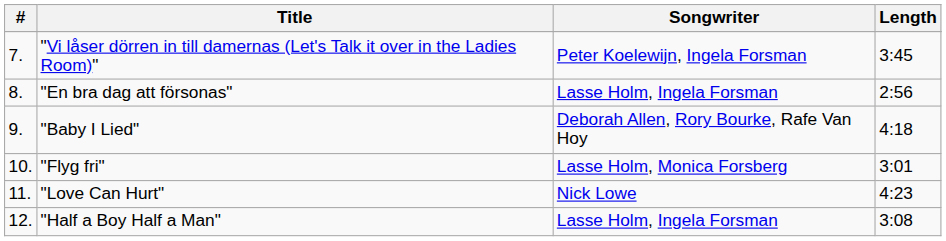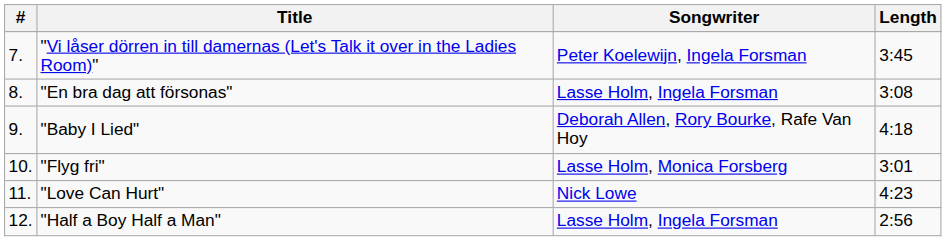(896, 92) 2:56 -> (896, 92) 3:08
(896, 221) 3:08 -> (896, 221) 2:56
